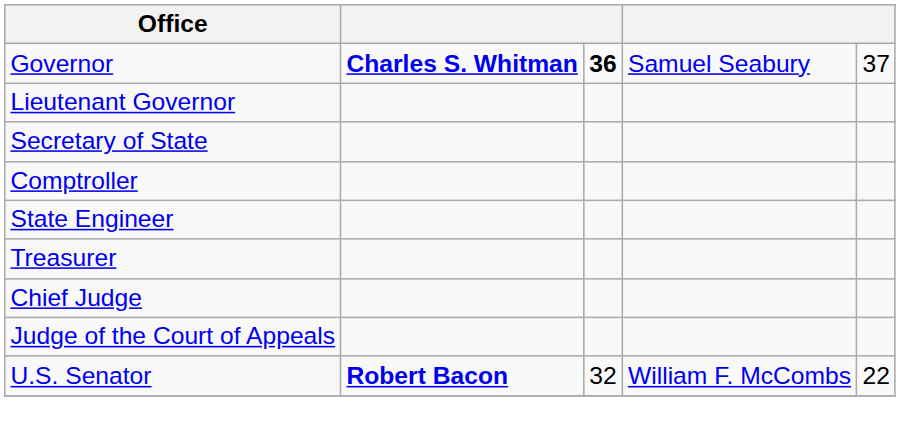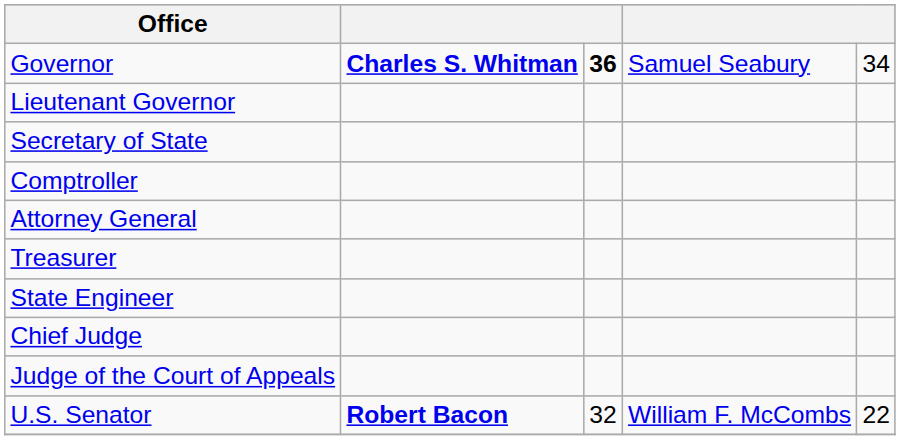(876, 63) 37 -> (876, 63) 34
+ row: (104, 219)
rows swapped: (63, 258) <-> (92, 219)
